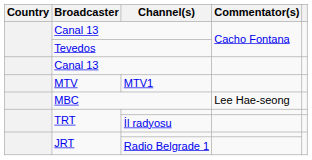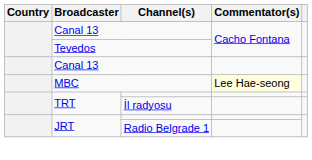- row: (66, 83)
(252, 100) no background -> (252, 83) lightyellow background
